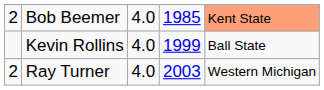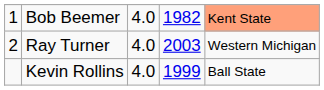(13, 17) 2 -> (13, 17) 1
(182, 17) 1985 -> (182, 17) 1982
rows swapped: (68, 71) <-> (75, 44)
